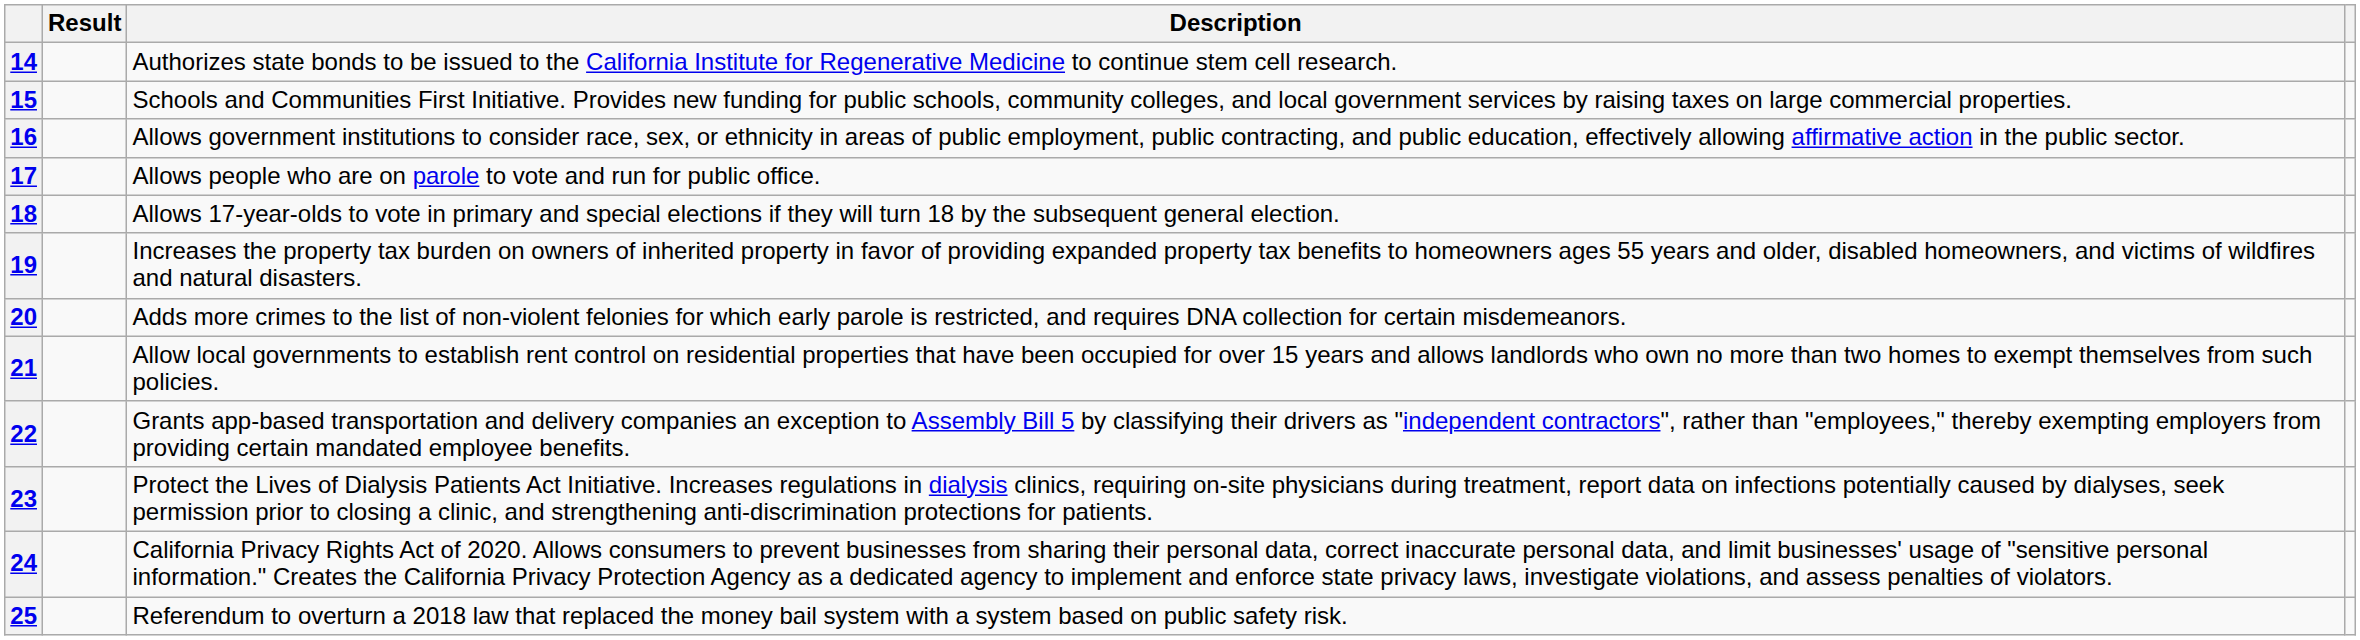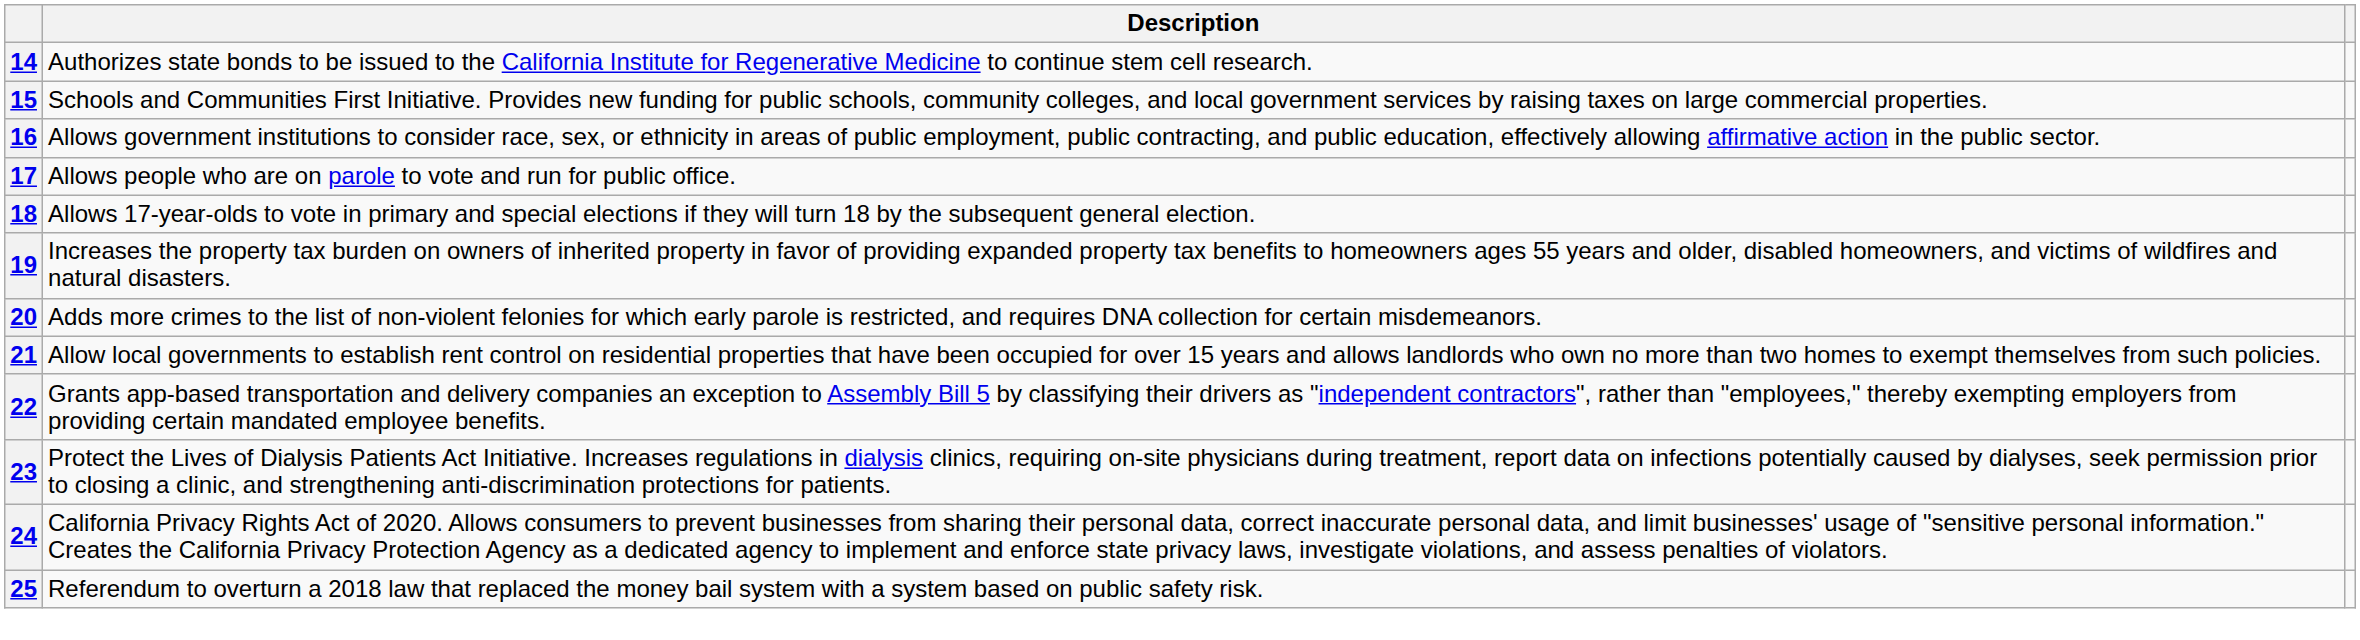- column: (85, 23)
